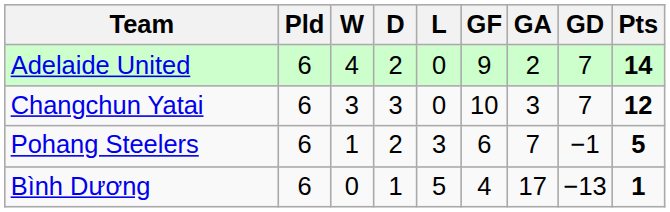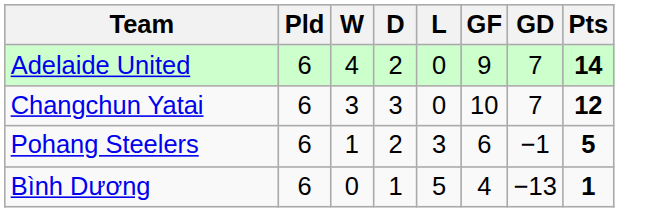- column: (533, 24)
